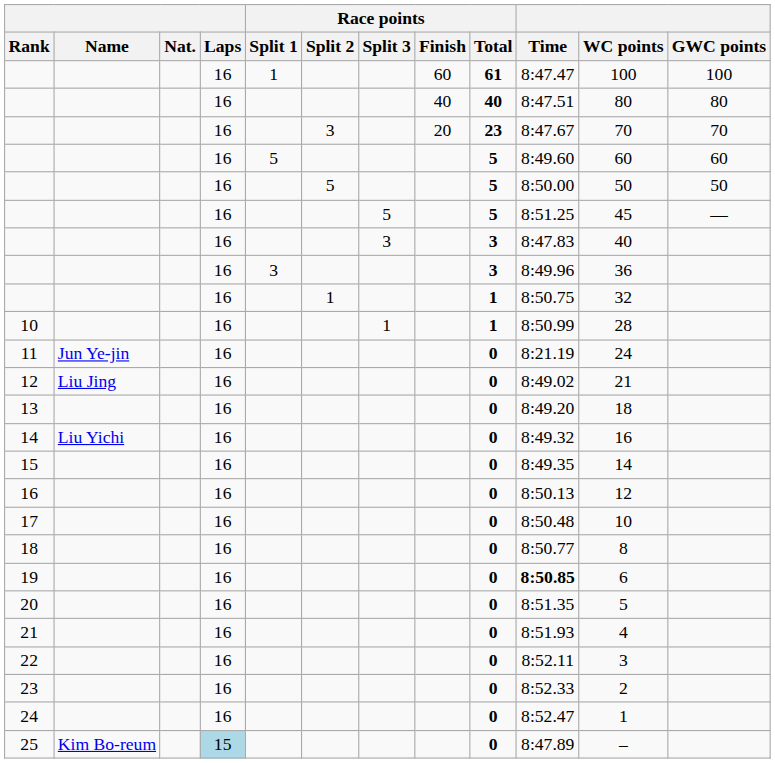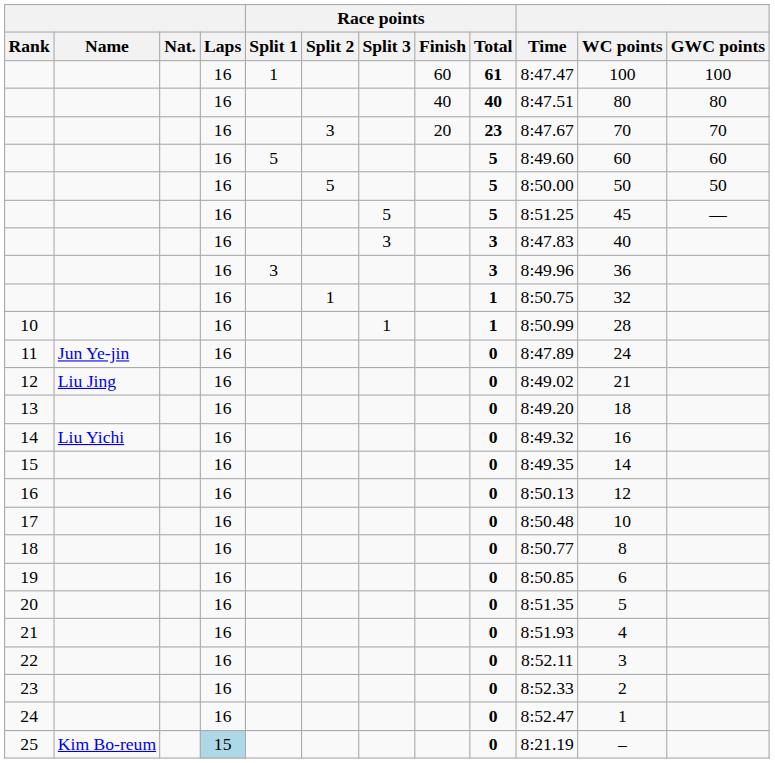(548, 353) 8:21.19 -> (547, 353) 8:47.89
(548, 576) bold -> (547, 576) normal
(548, 744) 8:47.89 -> (547, 744) 8:21.19
